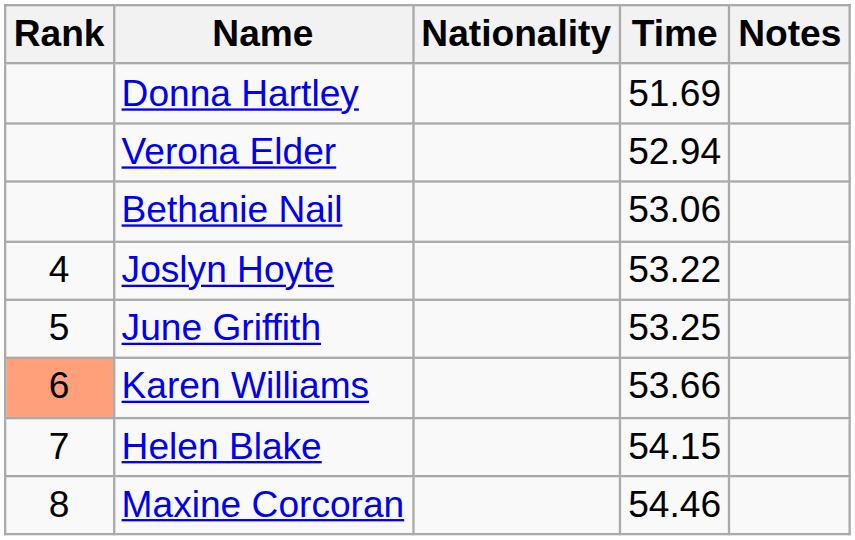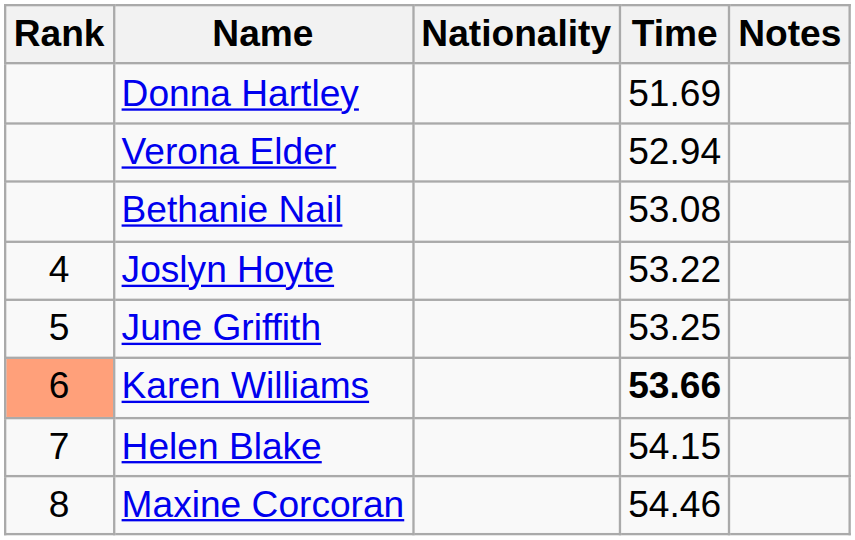(675, 210) 53.06 -> (675, 210) 53.08
(675, 387) normal -> (675, 387) bold
